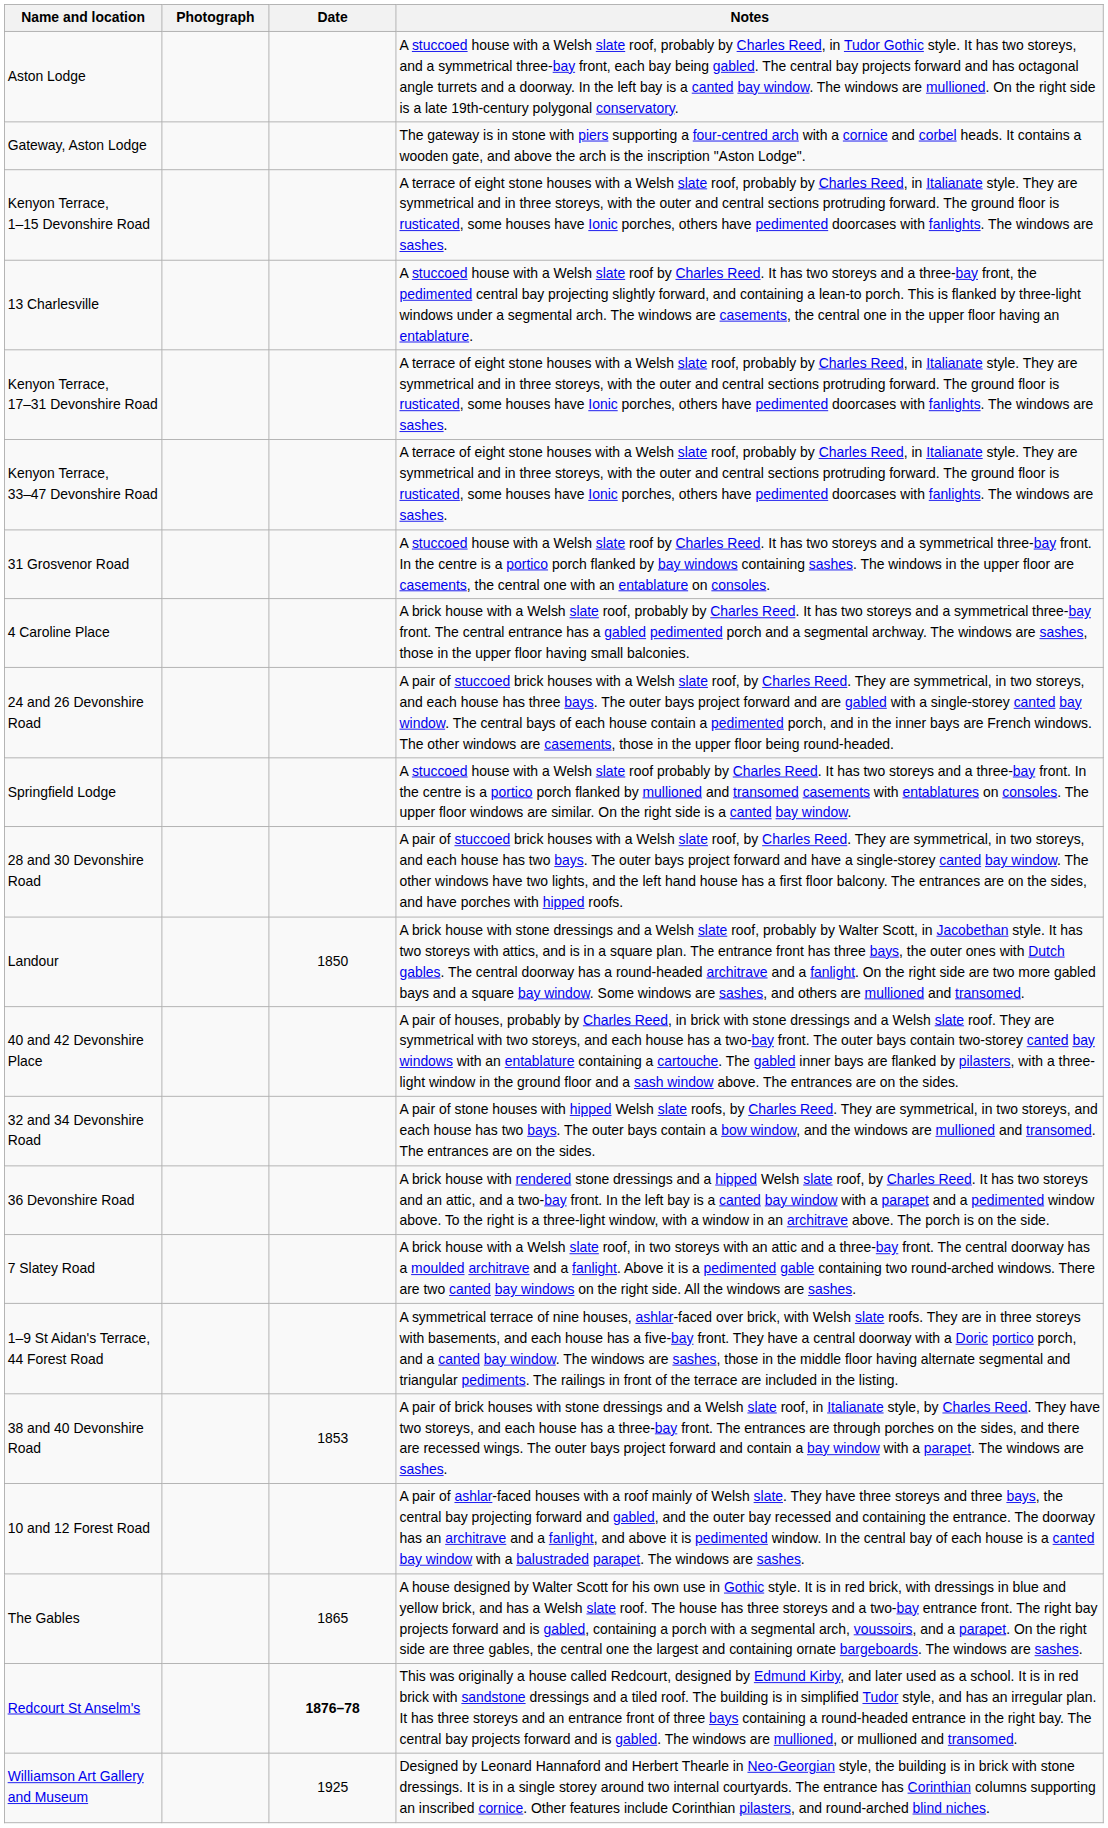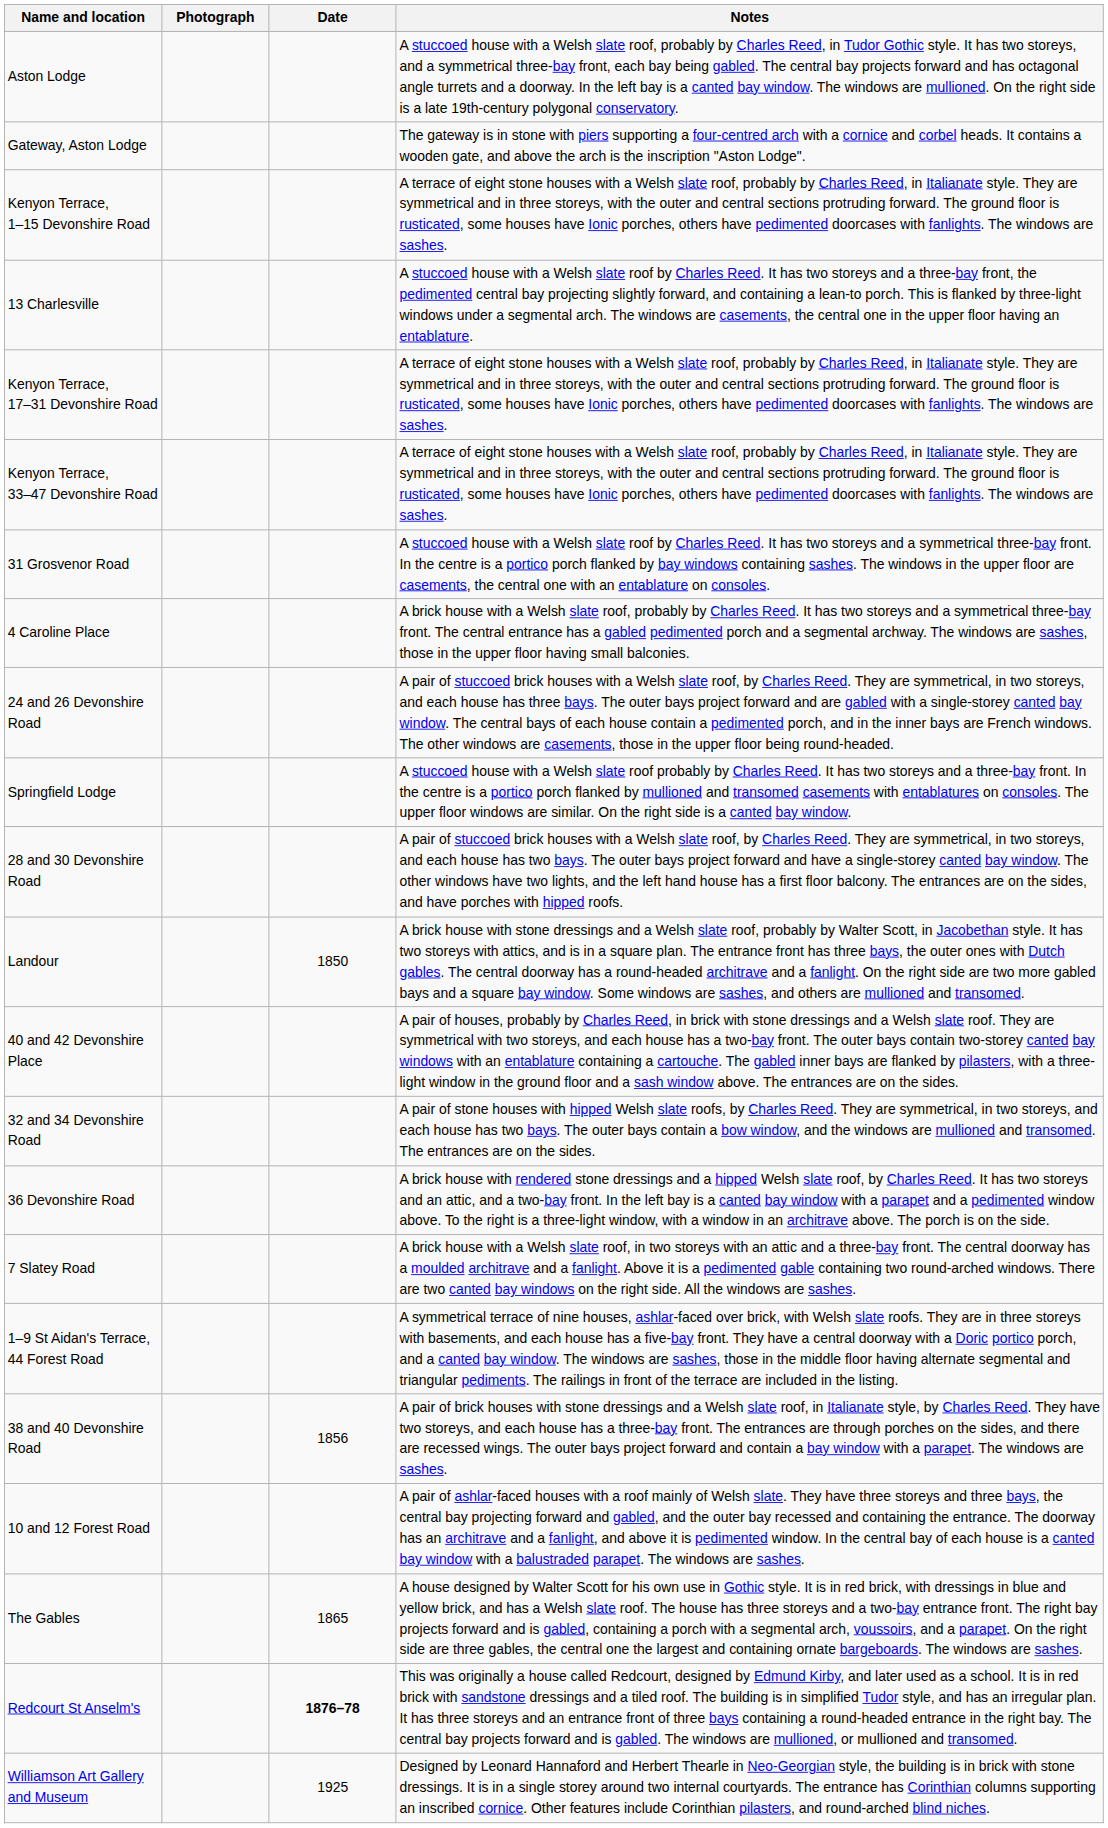(333, 1438) 1853 -> (333, 1438) 1856
